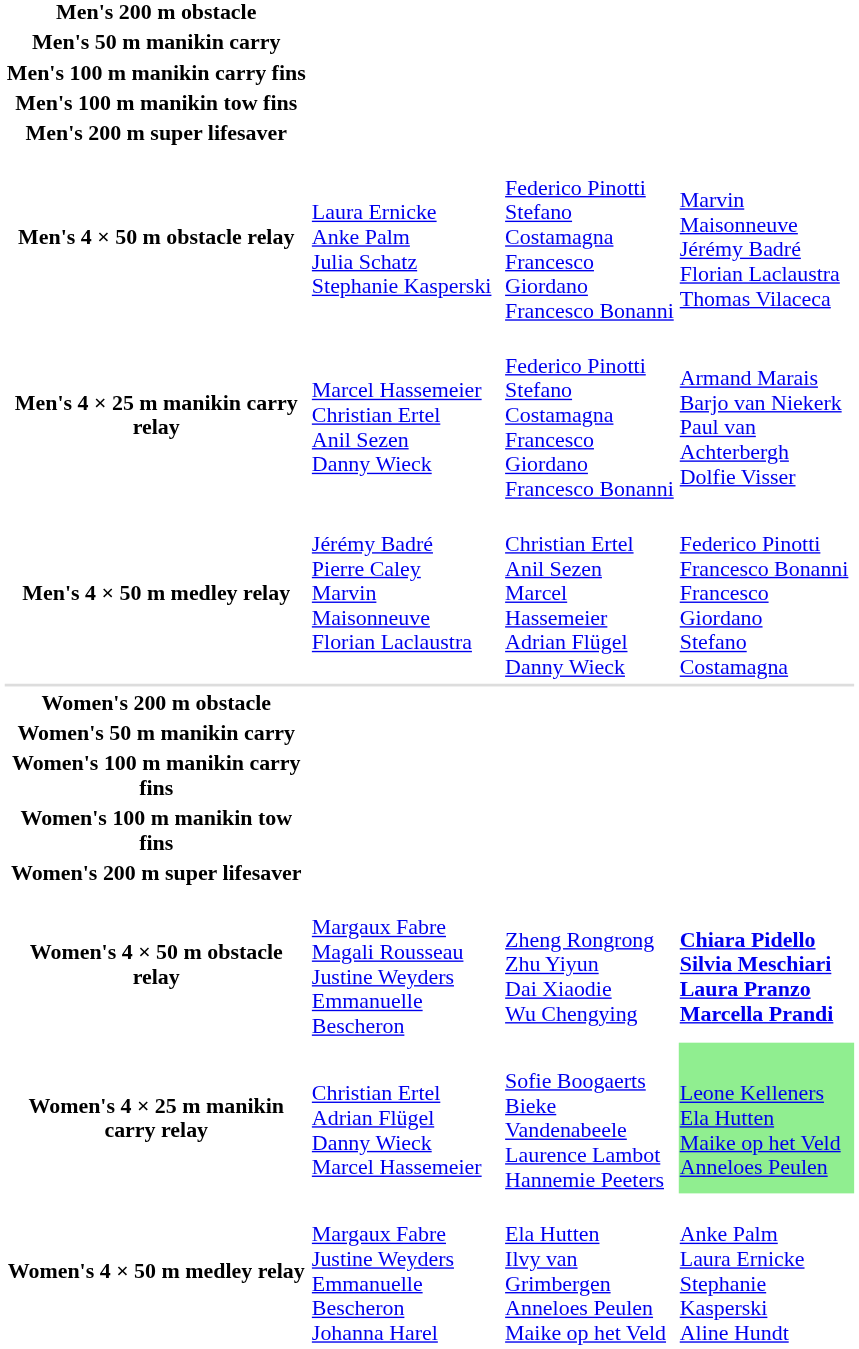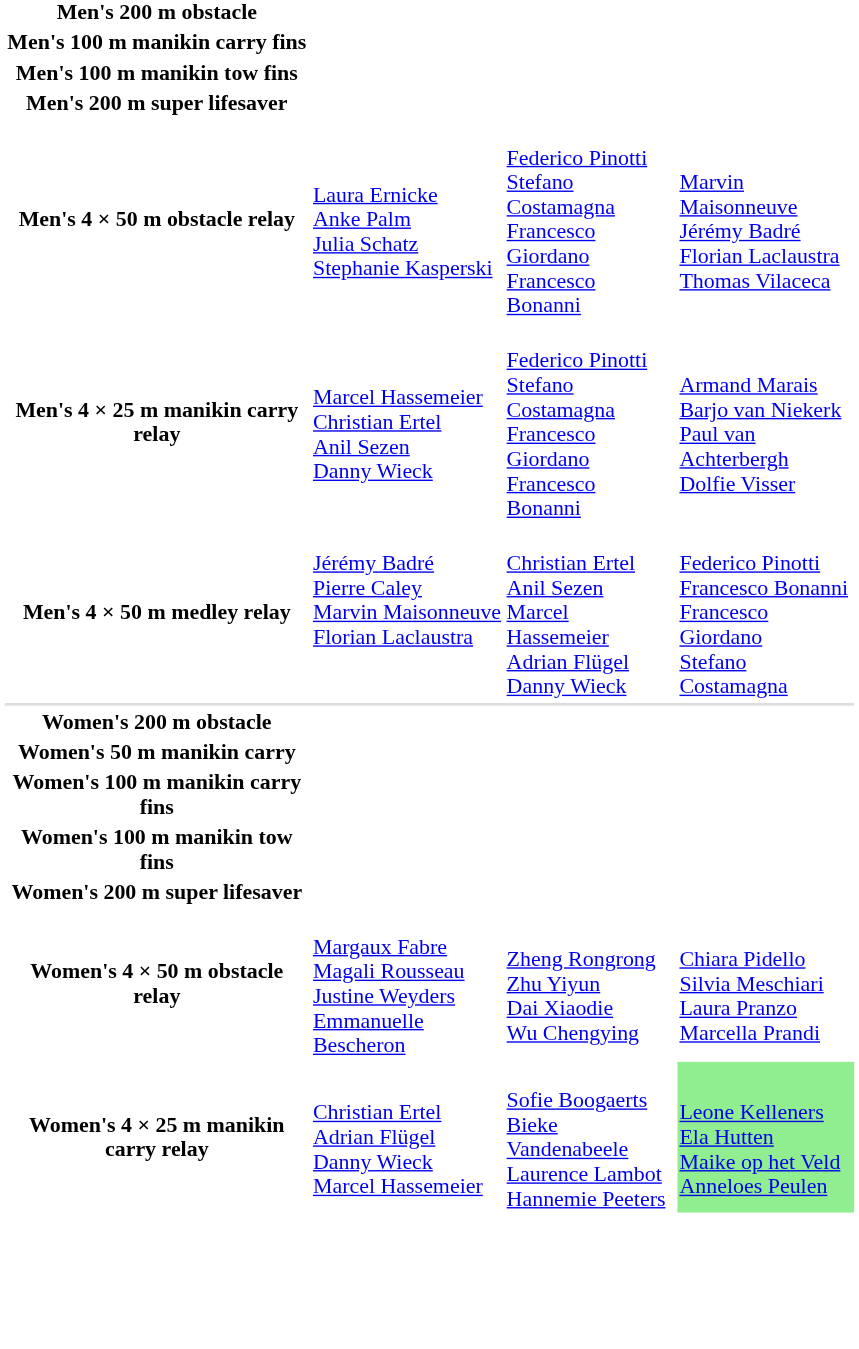- row: (156, 42)
(757, 976) bold -> (752, 995) normal
- row: (156, 1271)
